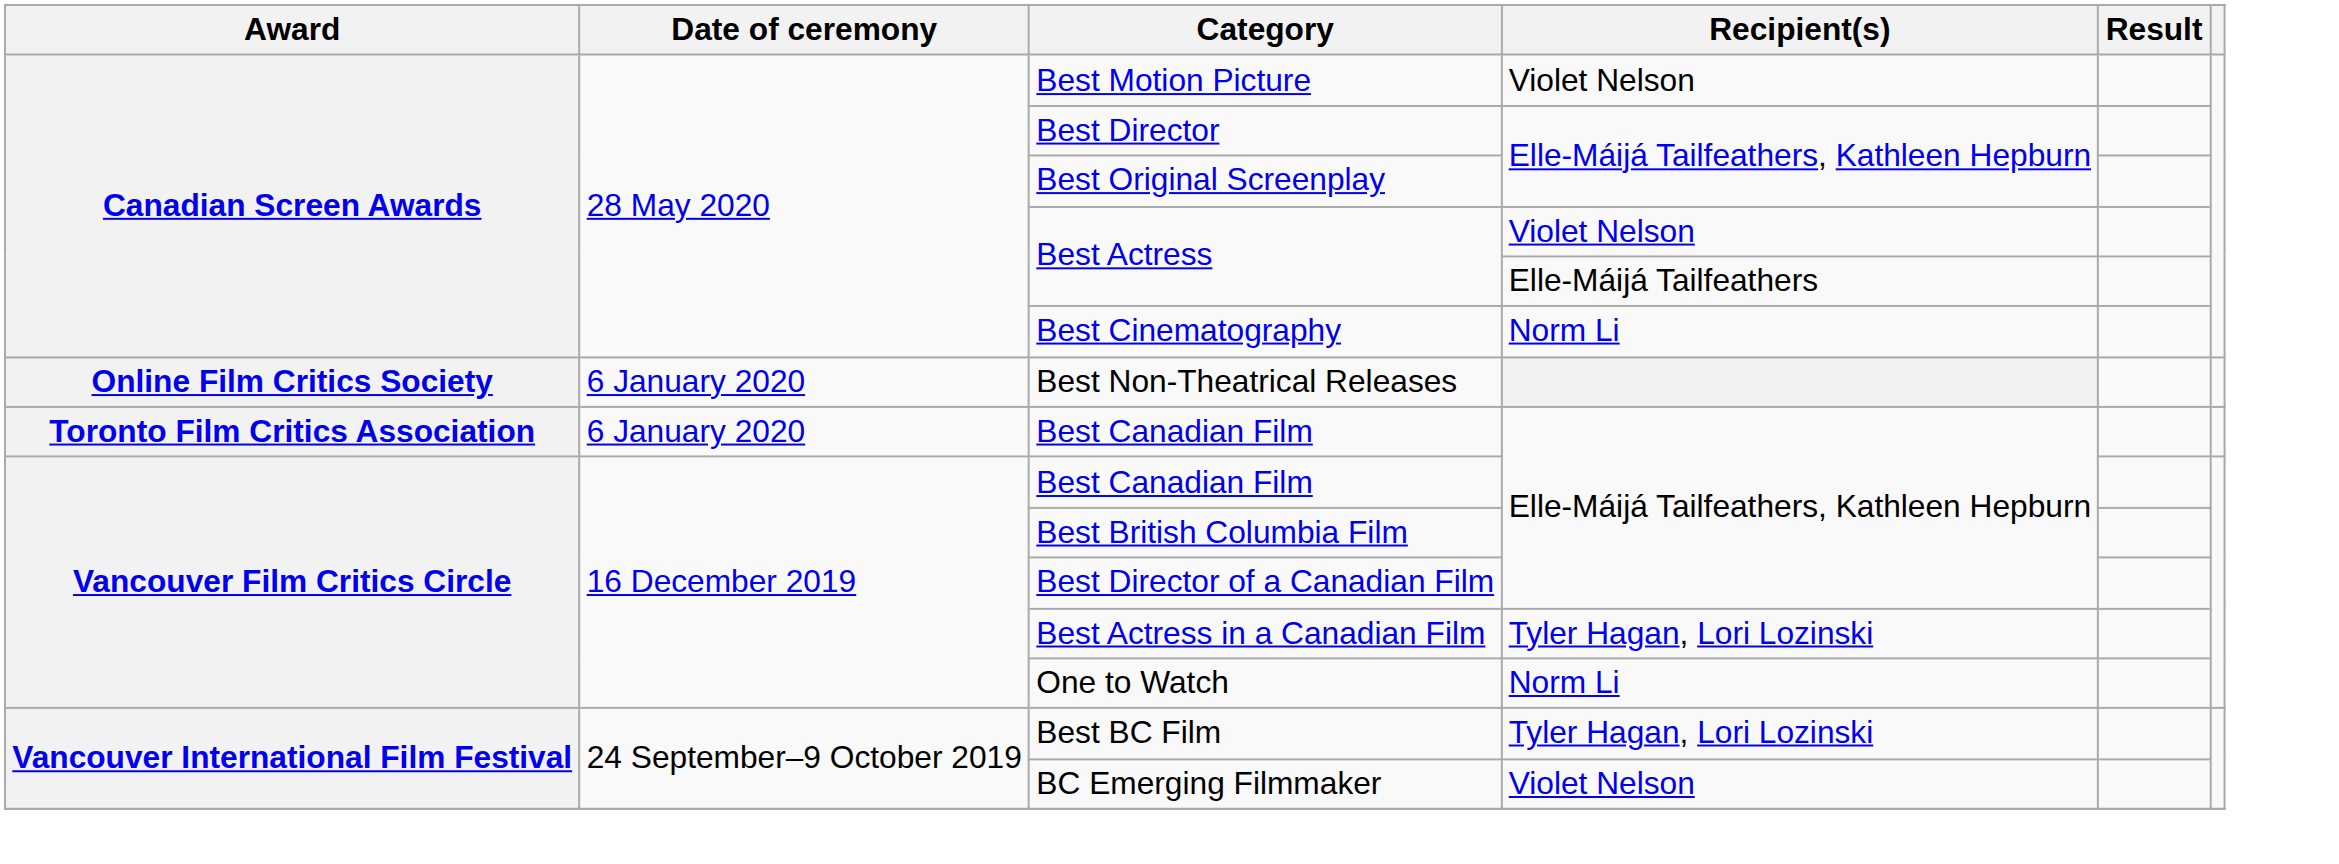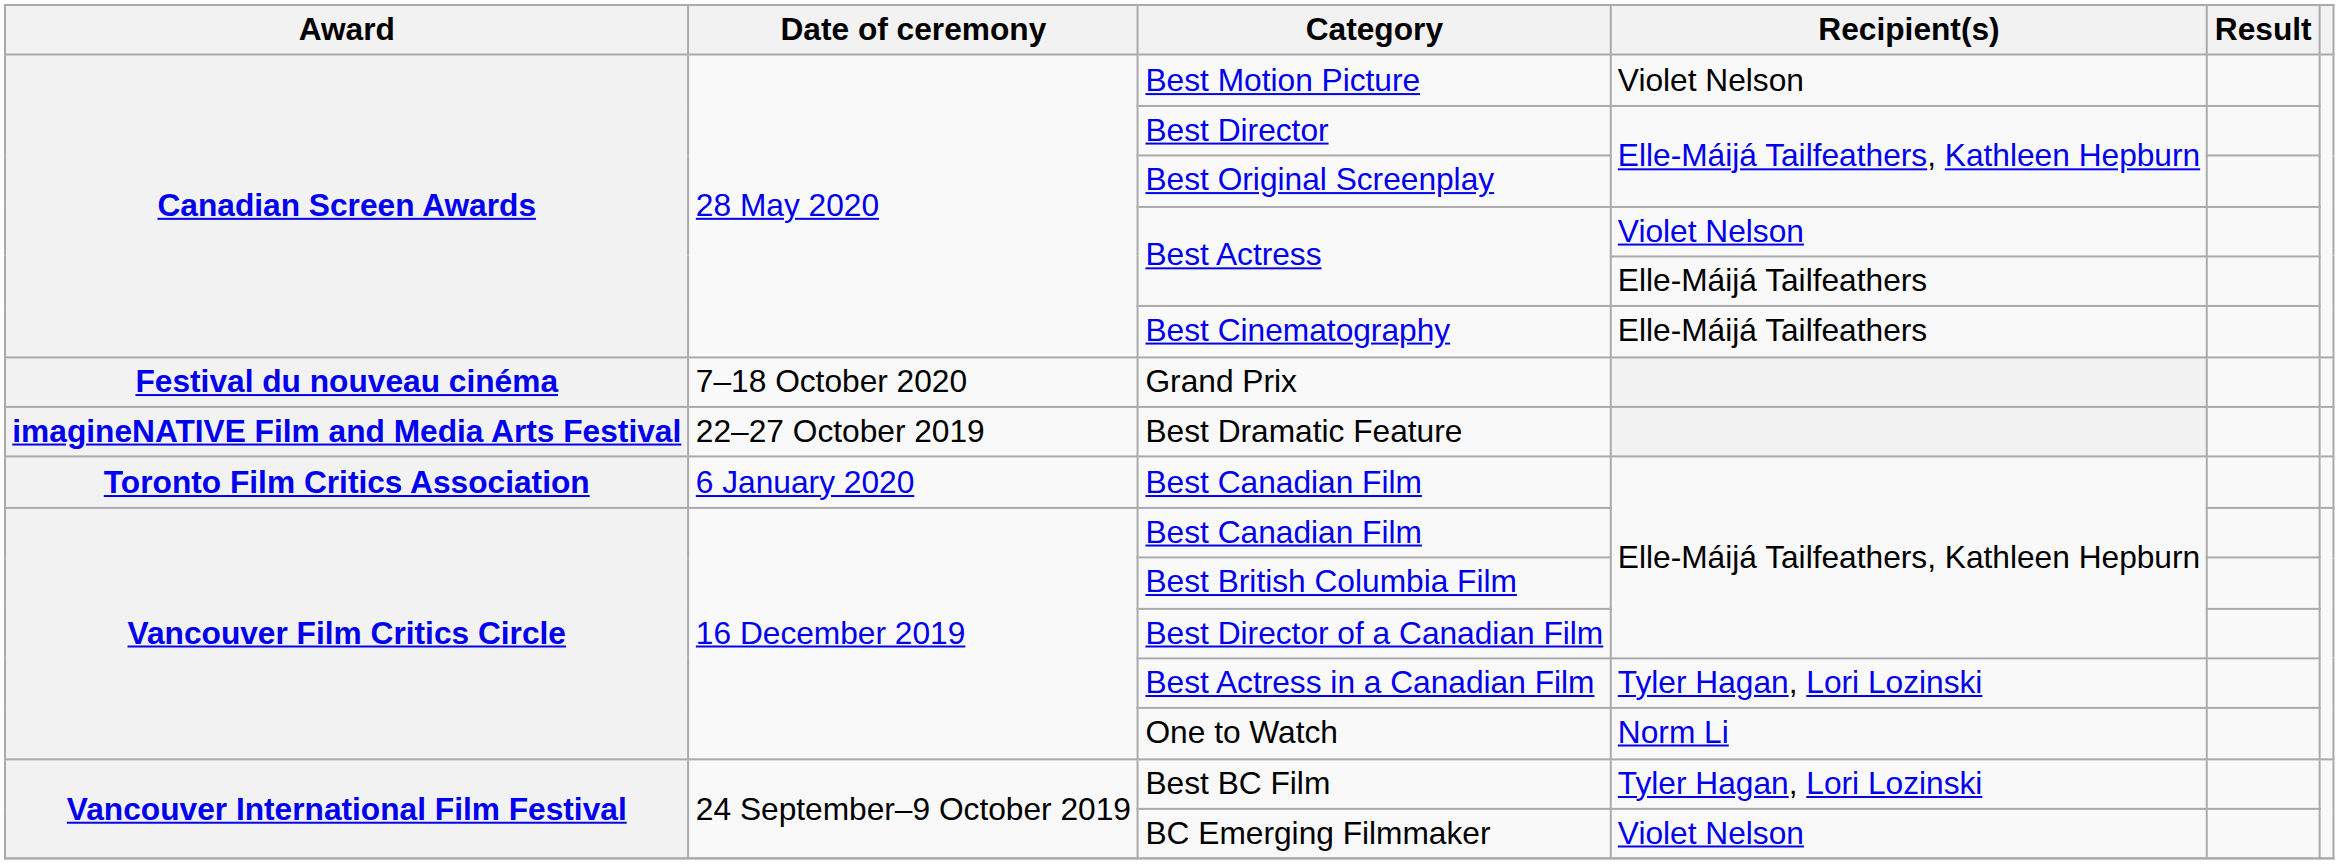(1564, 331) Norm Li -> (1773, 331) Elle-Máijá Tailfeathers
+ row: (347, 381)
+ row: (347, 431)
- row: (292, 381)
